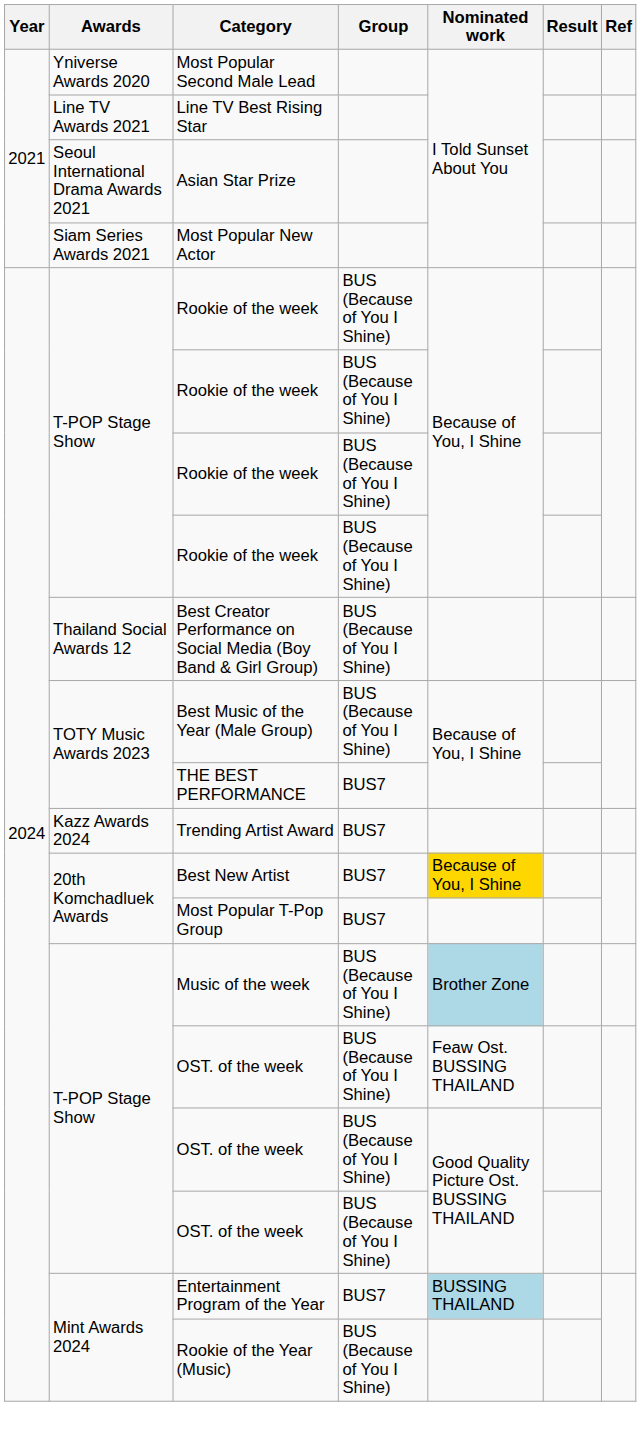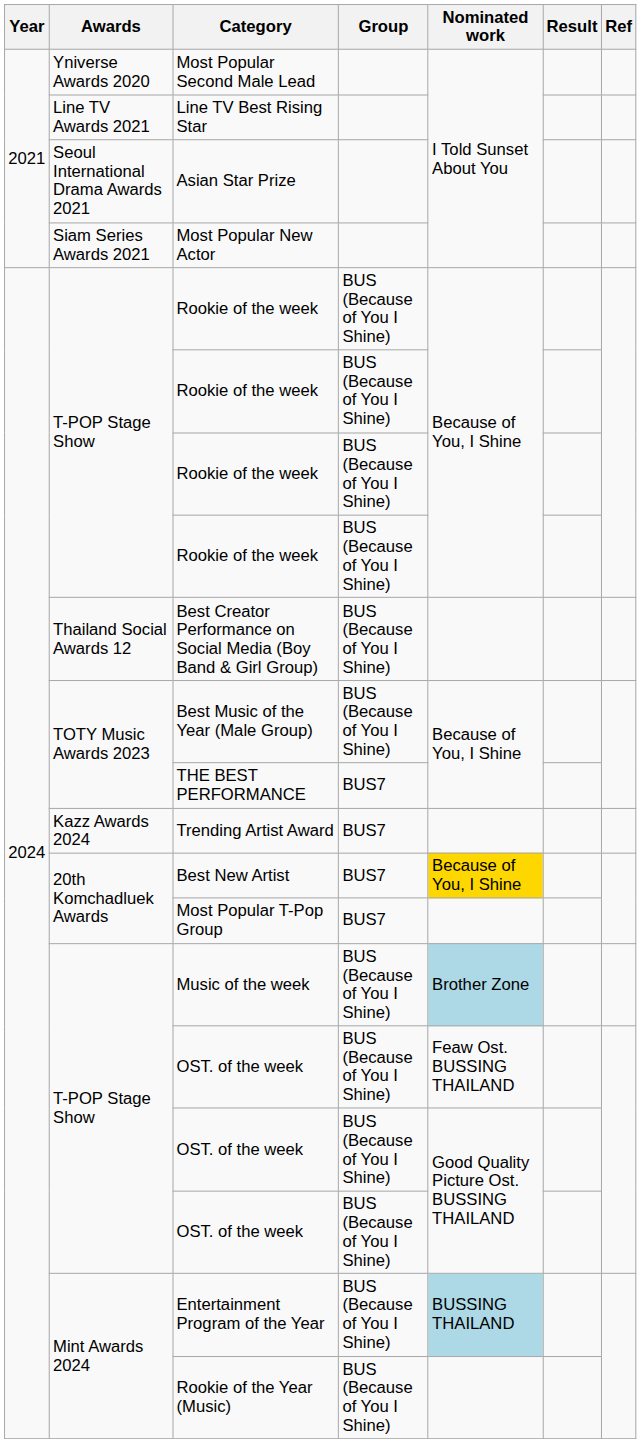(364, 1295) BUS7 -> (378, 1314) BUS (Because of You I Shine)
